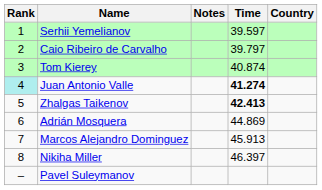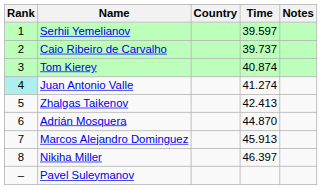columns swapped: (292, 13) <-> (209, 13)
(248, 49) 39.797 -> (260, 49) 39.737
(248, 85) bold -> (260, 85) normal
(248, 103) bold -> (260, 103) normal
(248, 121) 44.869 -> (260, 121) 44.870
